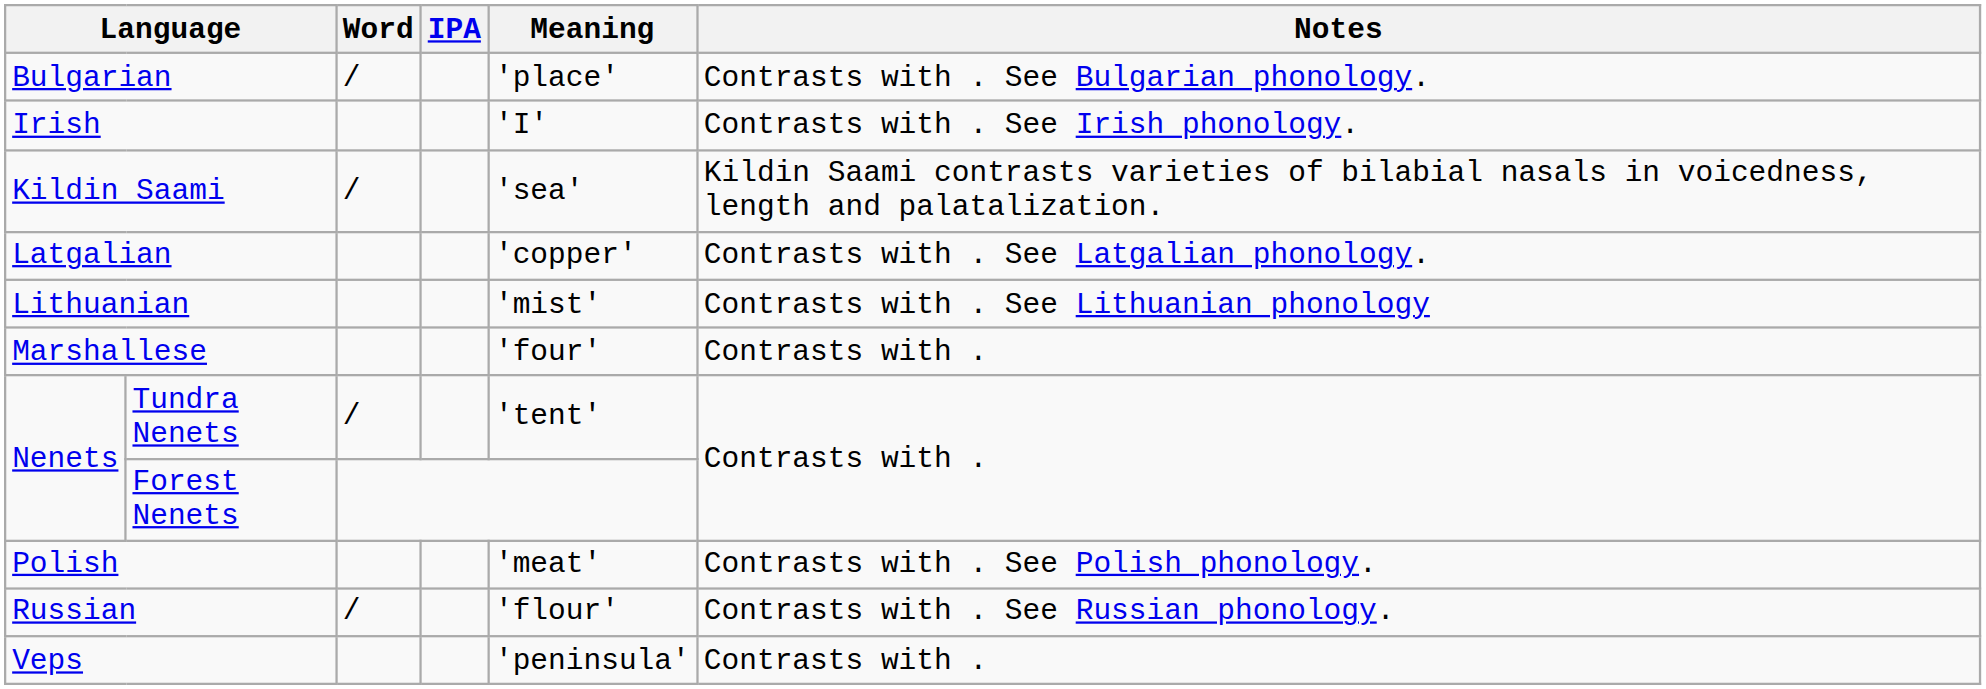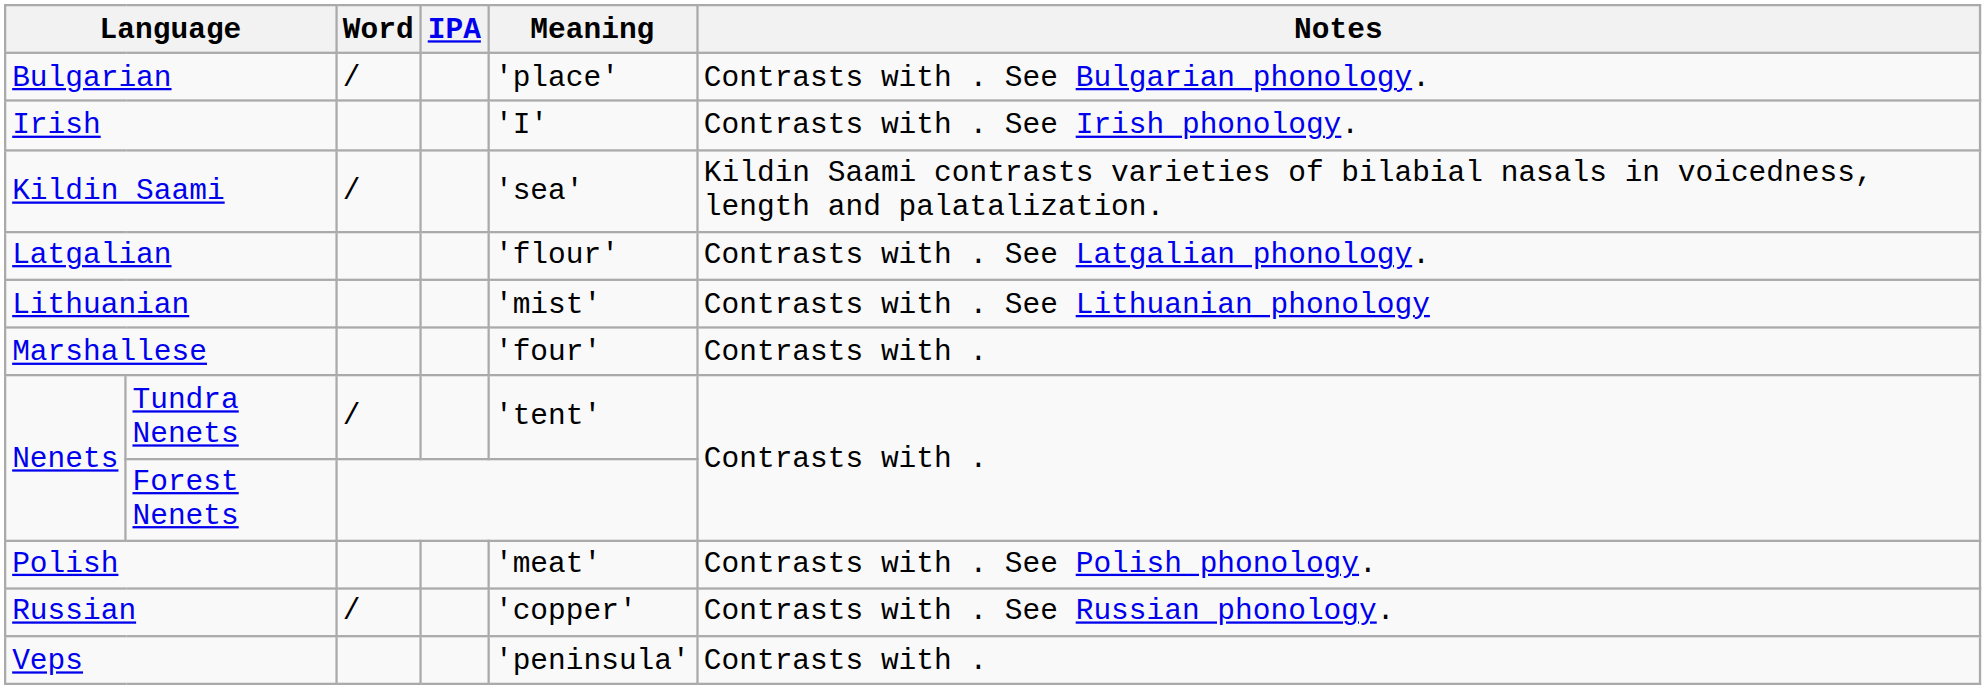(566, 256) 'copper' -> (557, 256) 'flour'
(557, 612) 'flour' -> (566, 612) 'copper'
